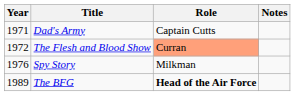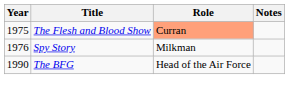- row: (59, 30)
(18, 47) 1972 -> (18, 30) 1975
(18, 82) 1989 -> (18, 64) 1990
(206, 82) bold -> (203, 64) normal
